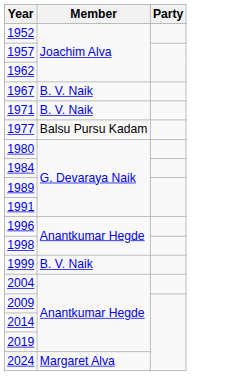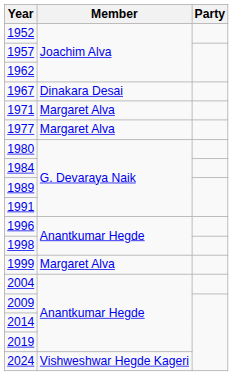(66, 91) B. V. Naik -> (81, 91) Dinakara Desai
(66, 110) B. V. Naik -> (77, 110) Margaret Alva
(94, 129) Balsu Pursu Kadam -> (77, 129) Margaret Alva
(66, 264) B. V. Naik -> (77, 264) Margaret Alva
(77, 361) Margaret Alva -> (114, 361) Vishweshwar Hegde Kageri
